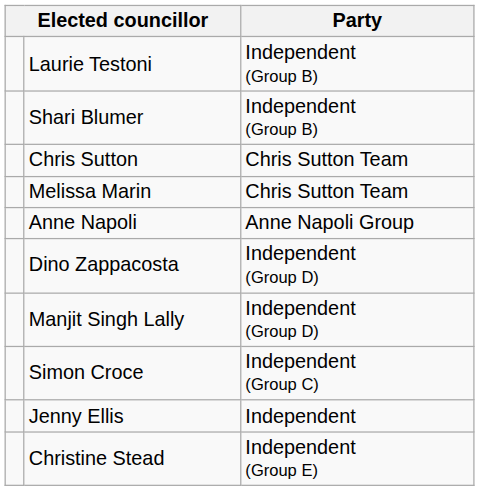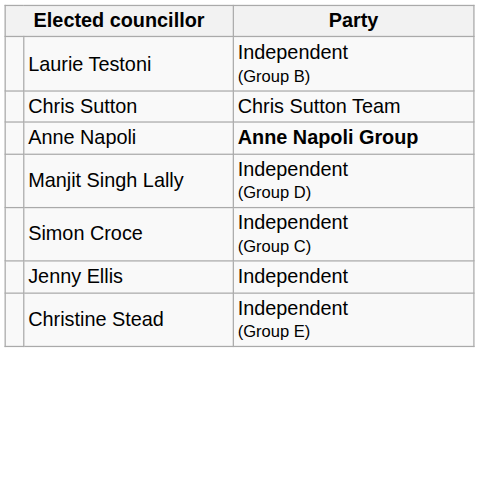- row: (86, 117)
- row: (90, 191)
(330, 223) normal -> (328, 137) bold
- row: (104, 265)
